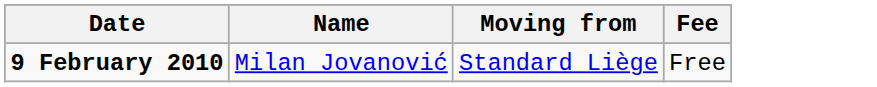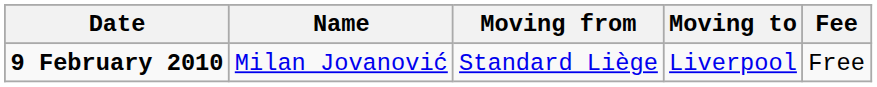+ column: (733, 24)
